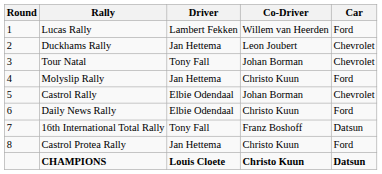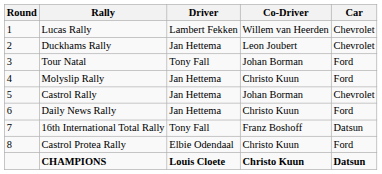(343, 29) Ford -> (354, 29) Chevrolet
(354, 62) Chevrolet -> (343, 62) Ford
(202, 95) Elbie Odendaal -> (195, 95) Jan Hettema
(202, 111) Elbie Odendaal -> (195, 111) Jan Hettema
(195, 144) Jan Hettema -> (202, 144) Elbie Odendaal
